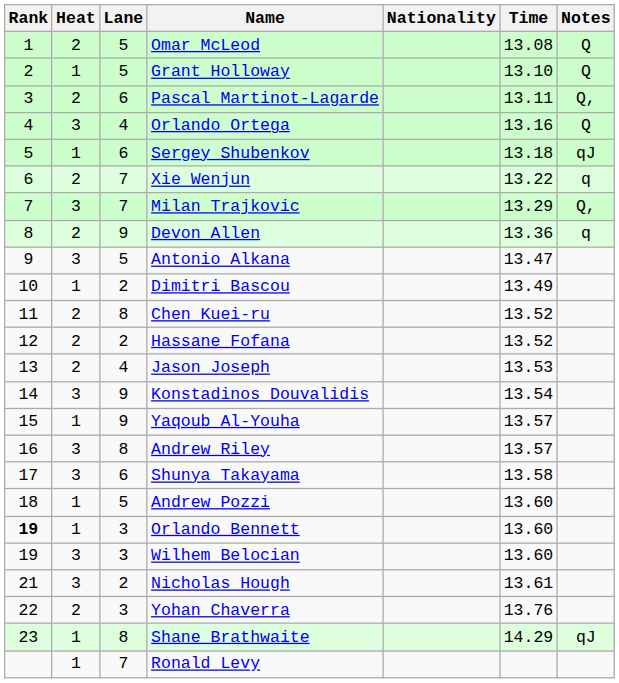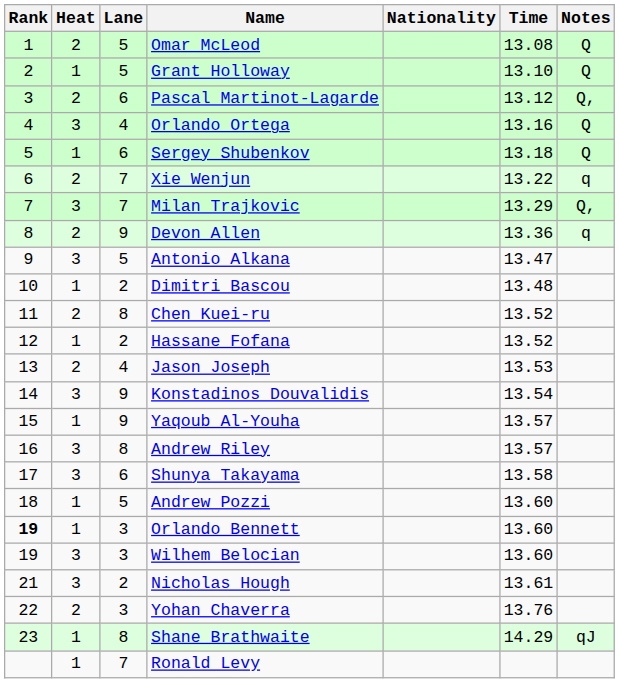(528, 99) 13.11 -> (528, 99) 13.12
(586, 153) qJ -> (586, 153) Q
(528, 287) 13.49 -> (528, 287) 13.48
(76, 341) 2 -> (76, 341) 1
